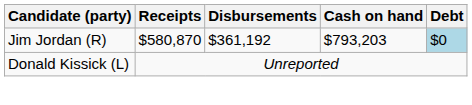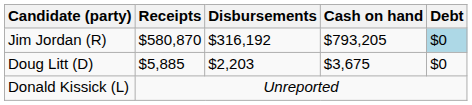(240, 40) $361,192 -> (240, 40) $316,192
(355, 40) $793,203 -> (355, 40) $793,205
+ row: (51, 64)
